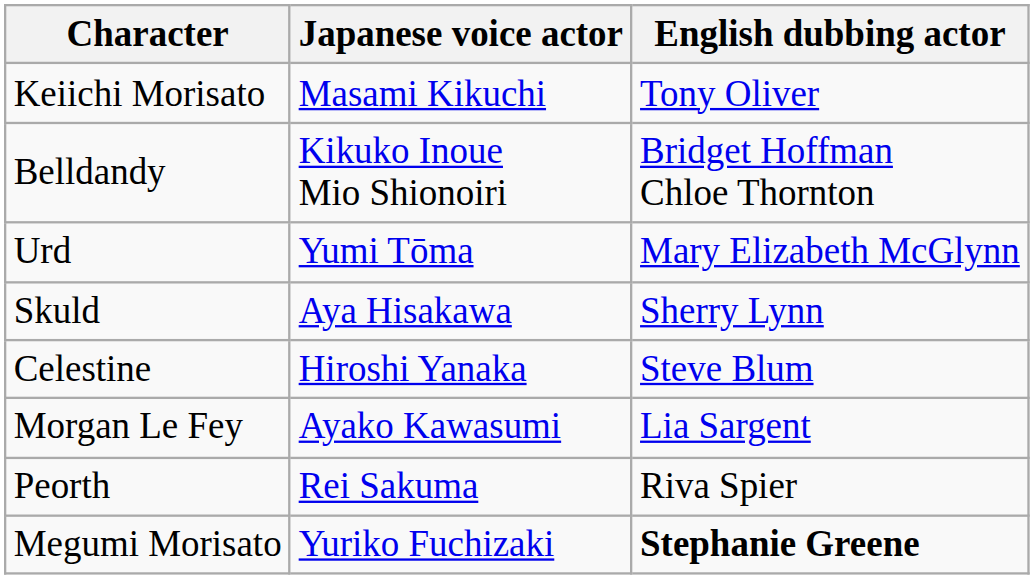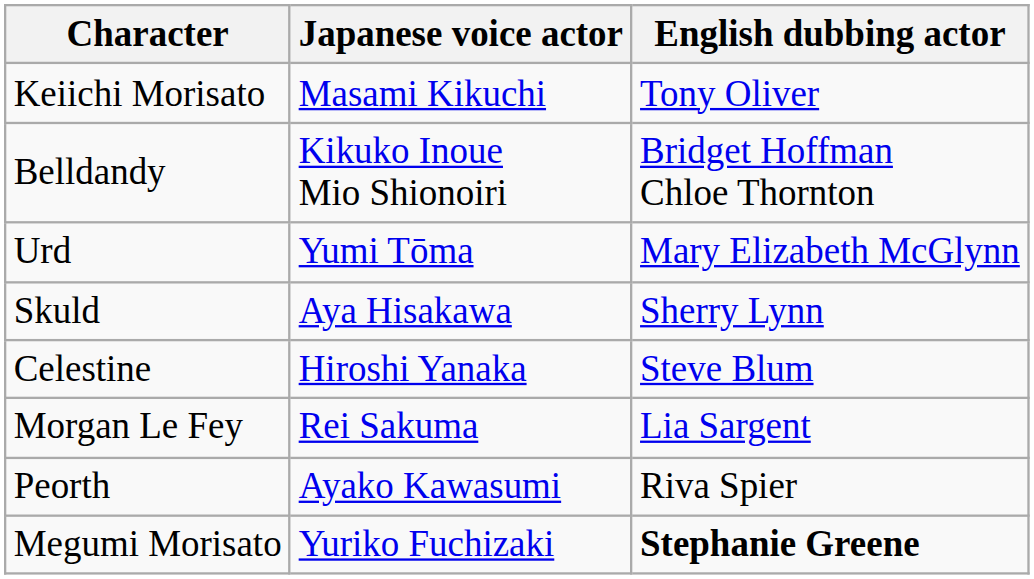(430, 427) Ayako Kawasumi -> (388, 427) Rei Sakuma
(388, 485) Rei Sakuma -> (430, 485) Ayako Kawasumi
